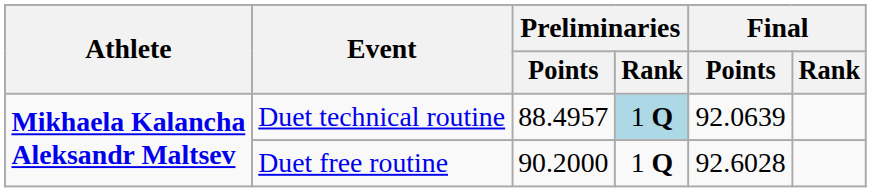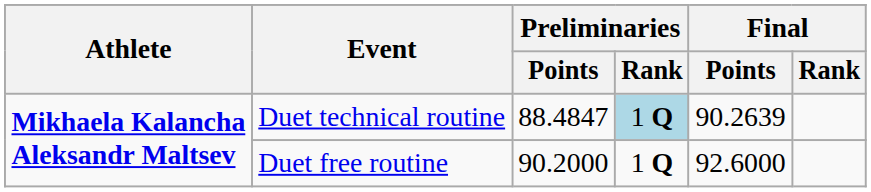(563, 117) 88.4957 -> (563, 117) 88.4847
(741, 117) 92.0639 -> (741, 117) 90.2639
(741, 162) 92.6028 -> (741, 162) 92.6000
